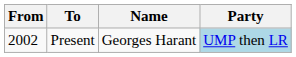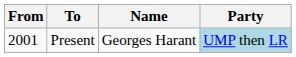(23, 40) 2002 -> (23, 40) 2001
